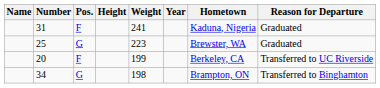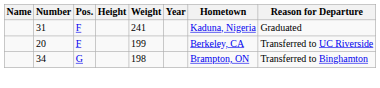- row: (41, 43)
